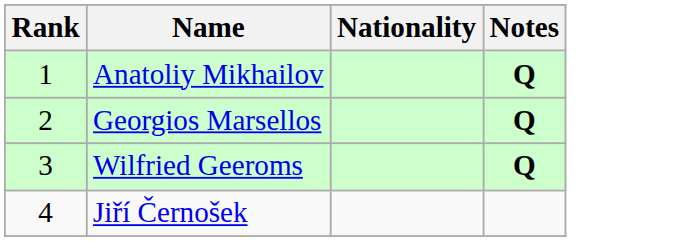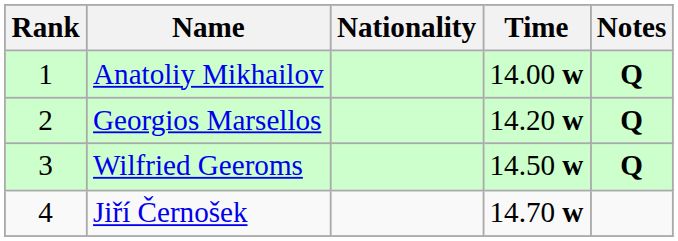+ column: (536, 27)
